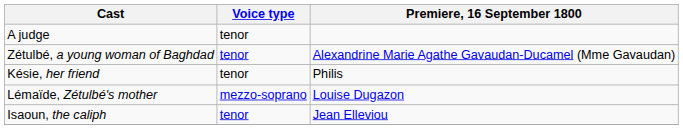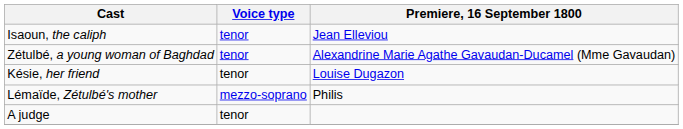rows swapped: (57, 114) <-> (28, 34)
(328, 74) Philis -> (358, 74) Louise Dugazon
(358, 94) Louise Dugazon -> (328, 94) Philis
